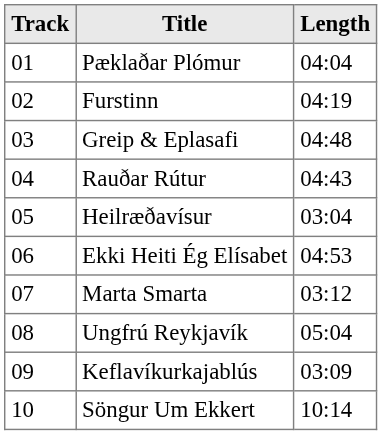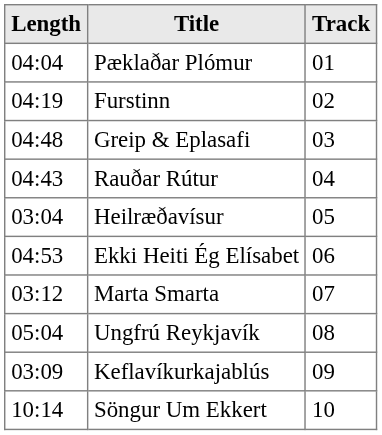columns swapped: (40, 23) <-> (335, 23)
